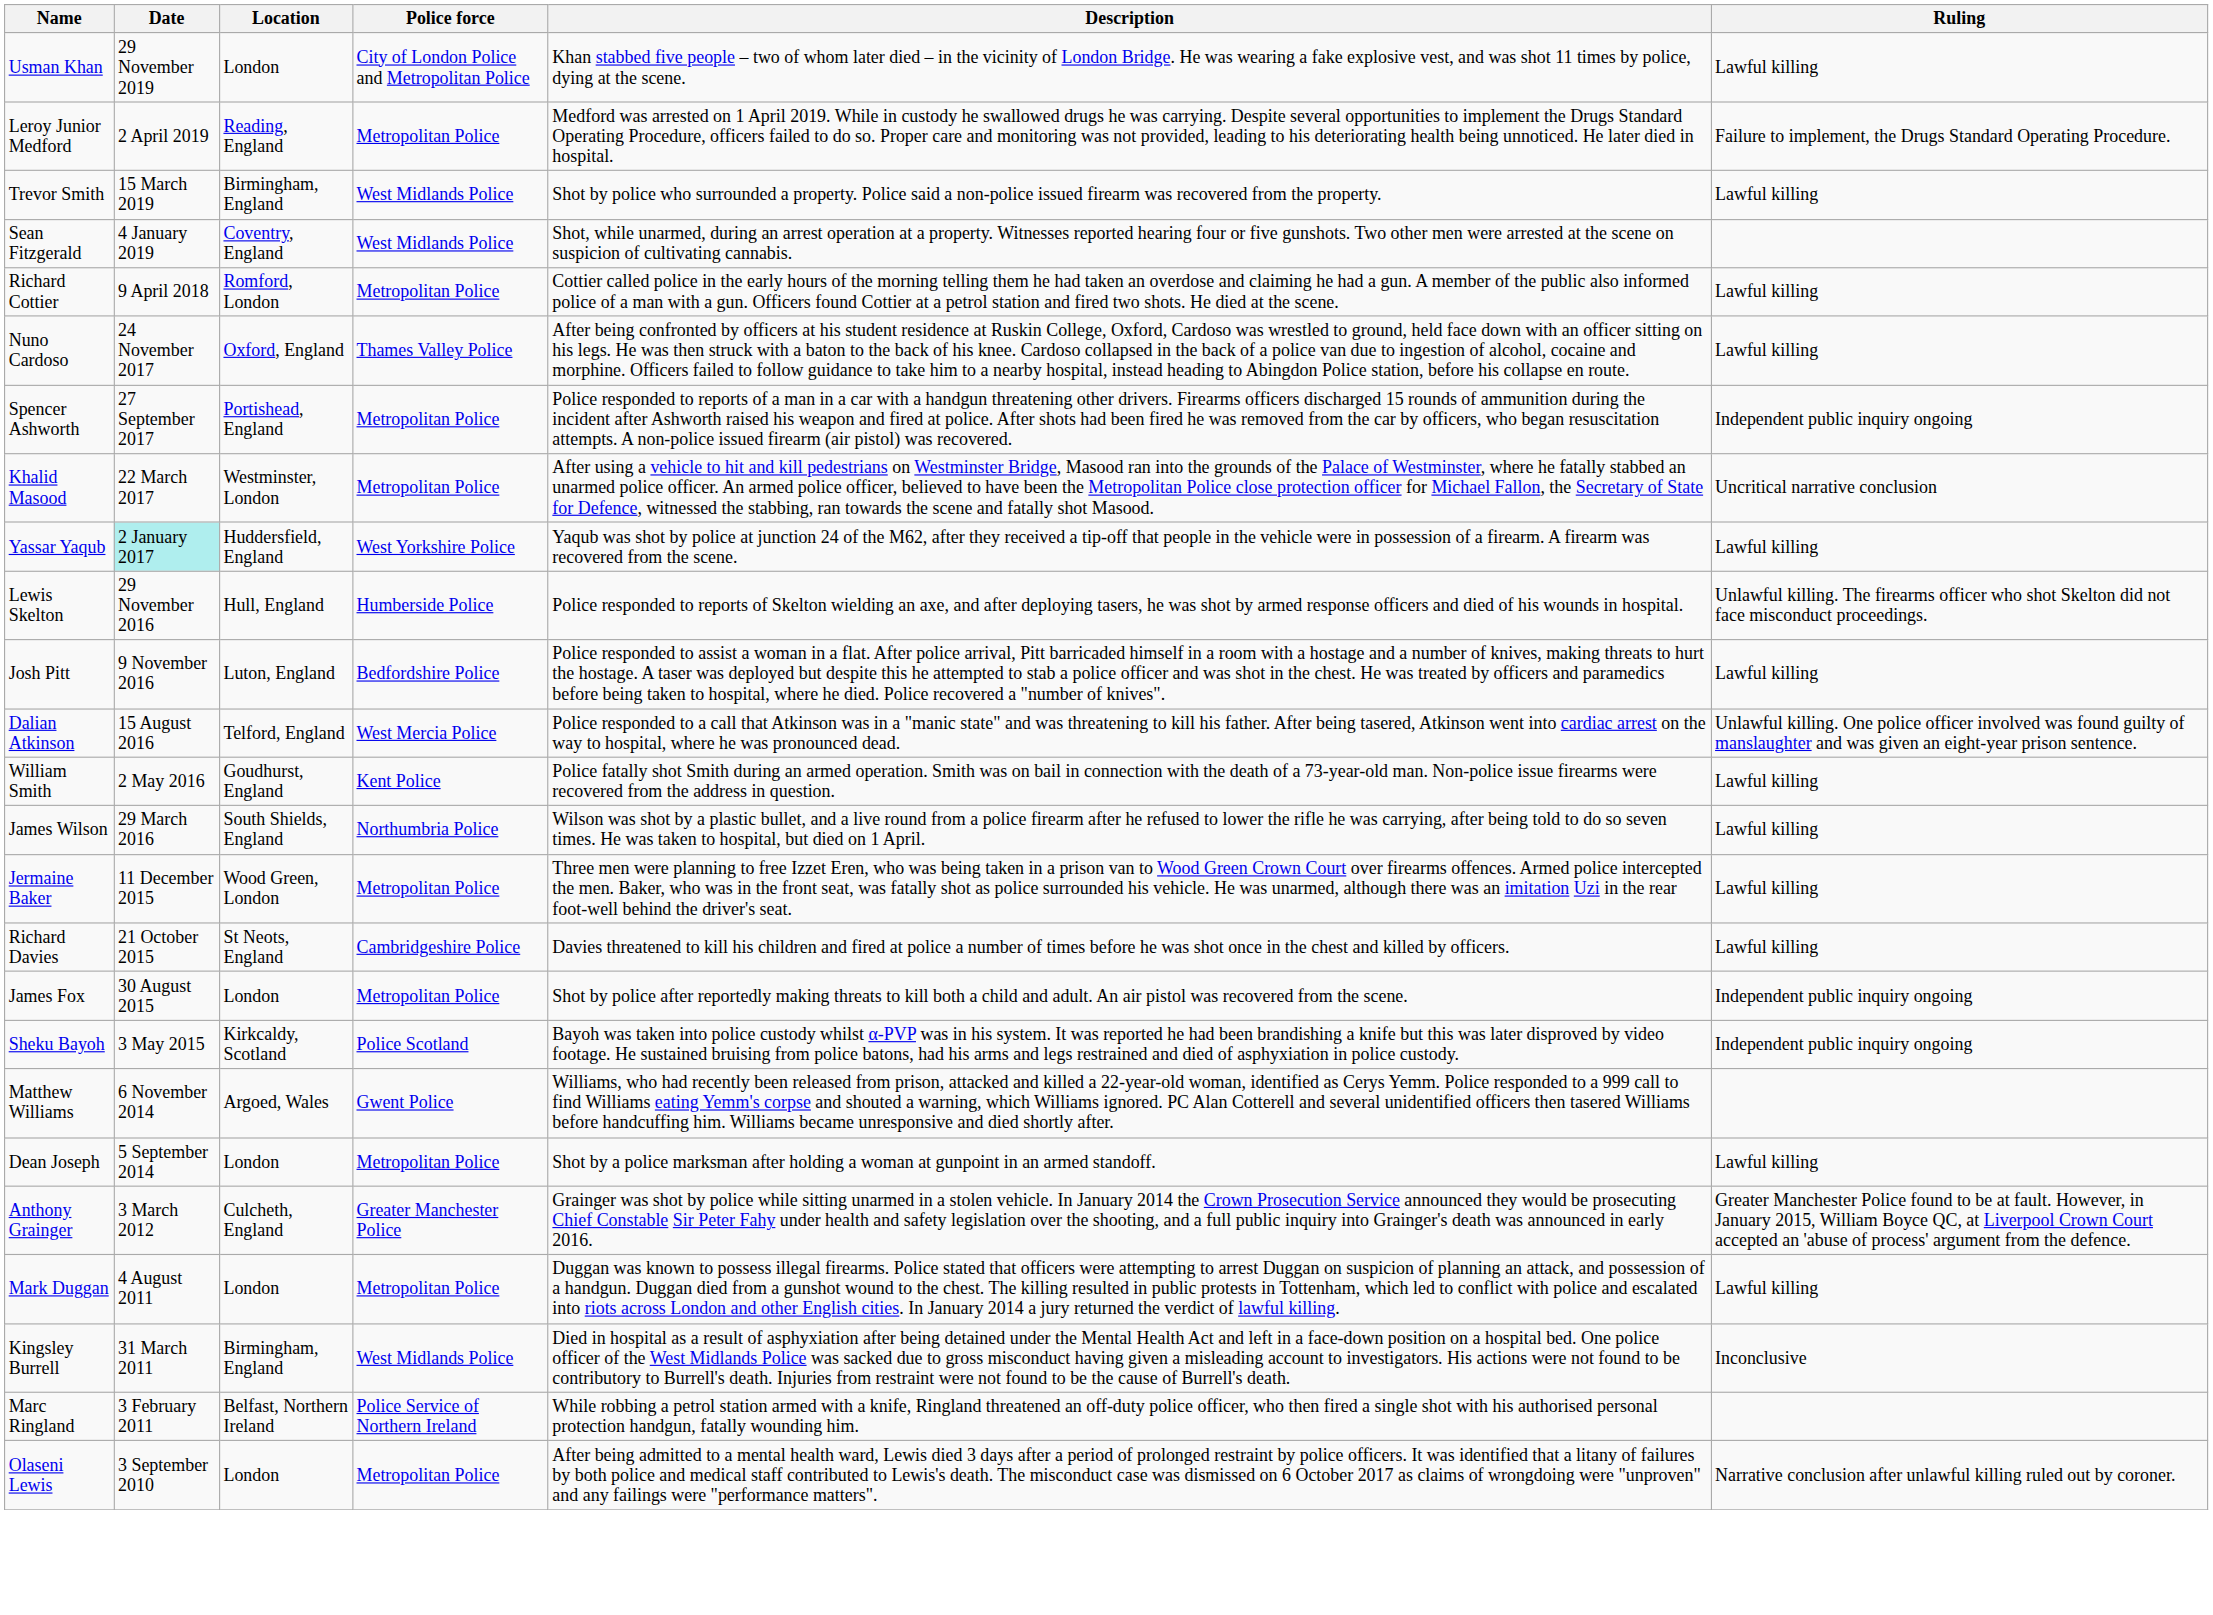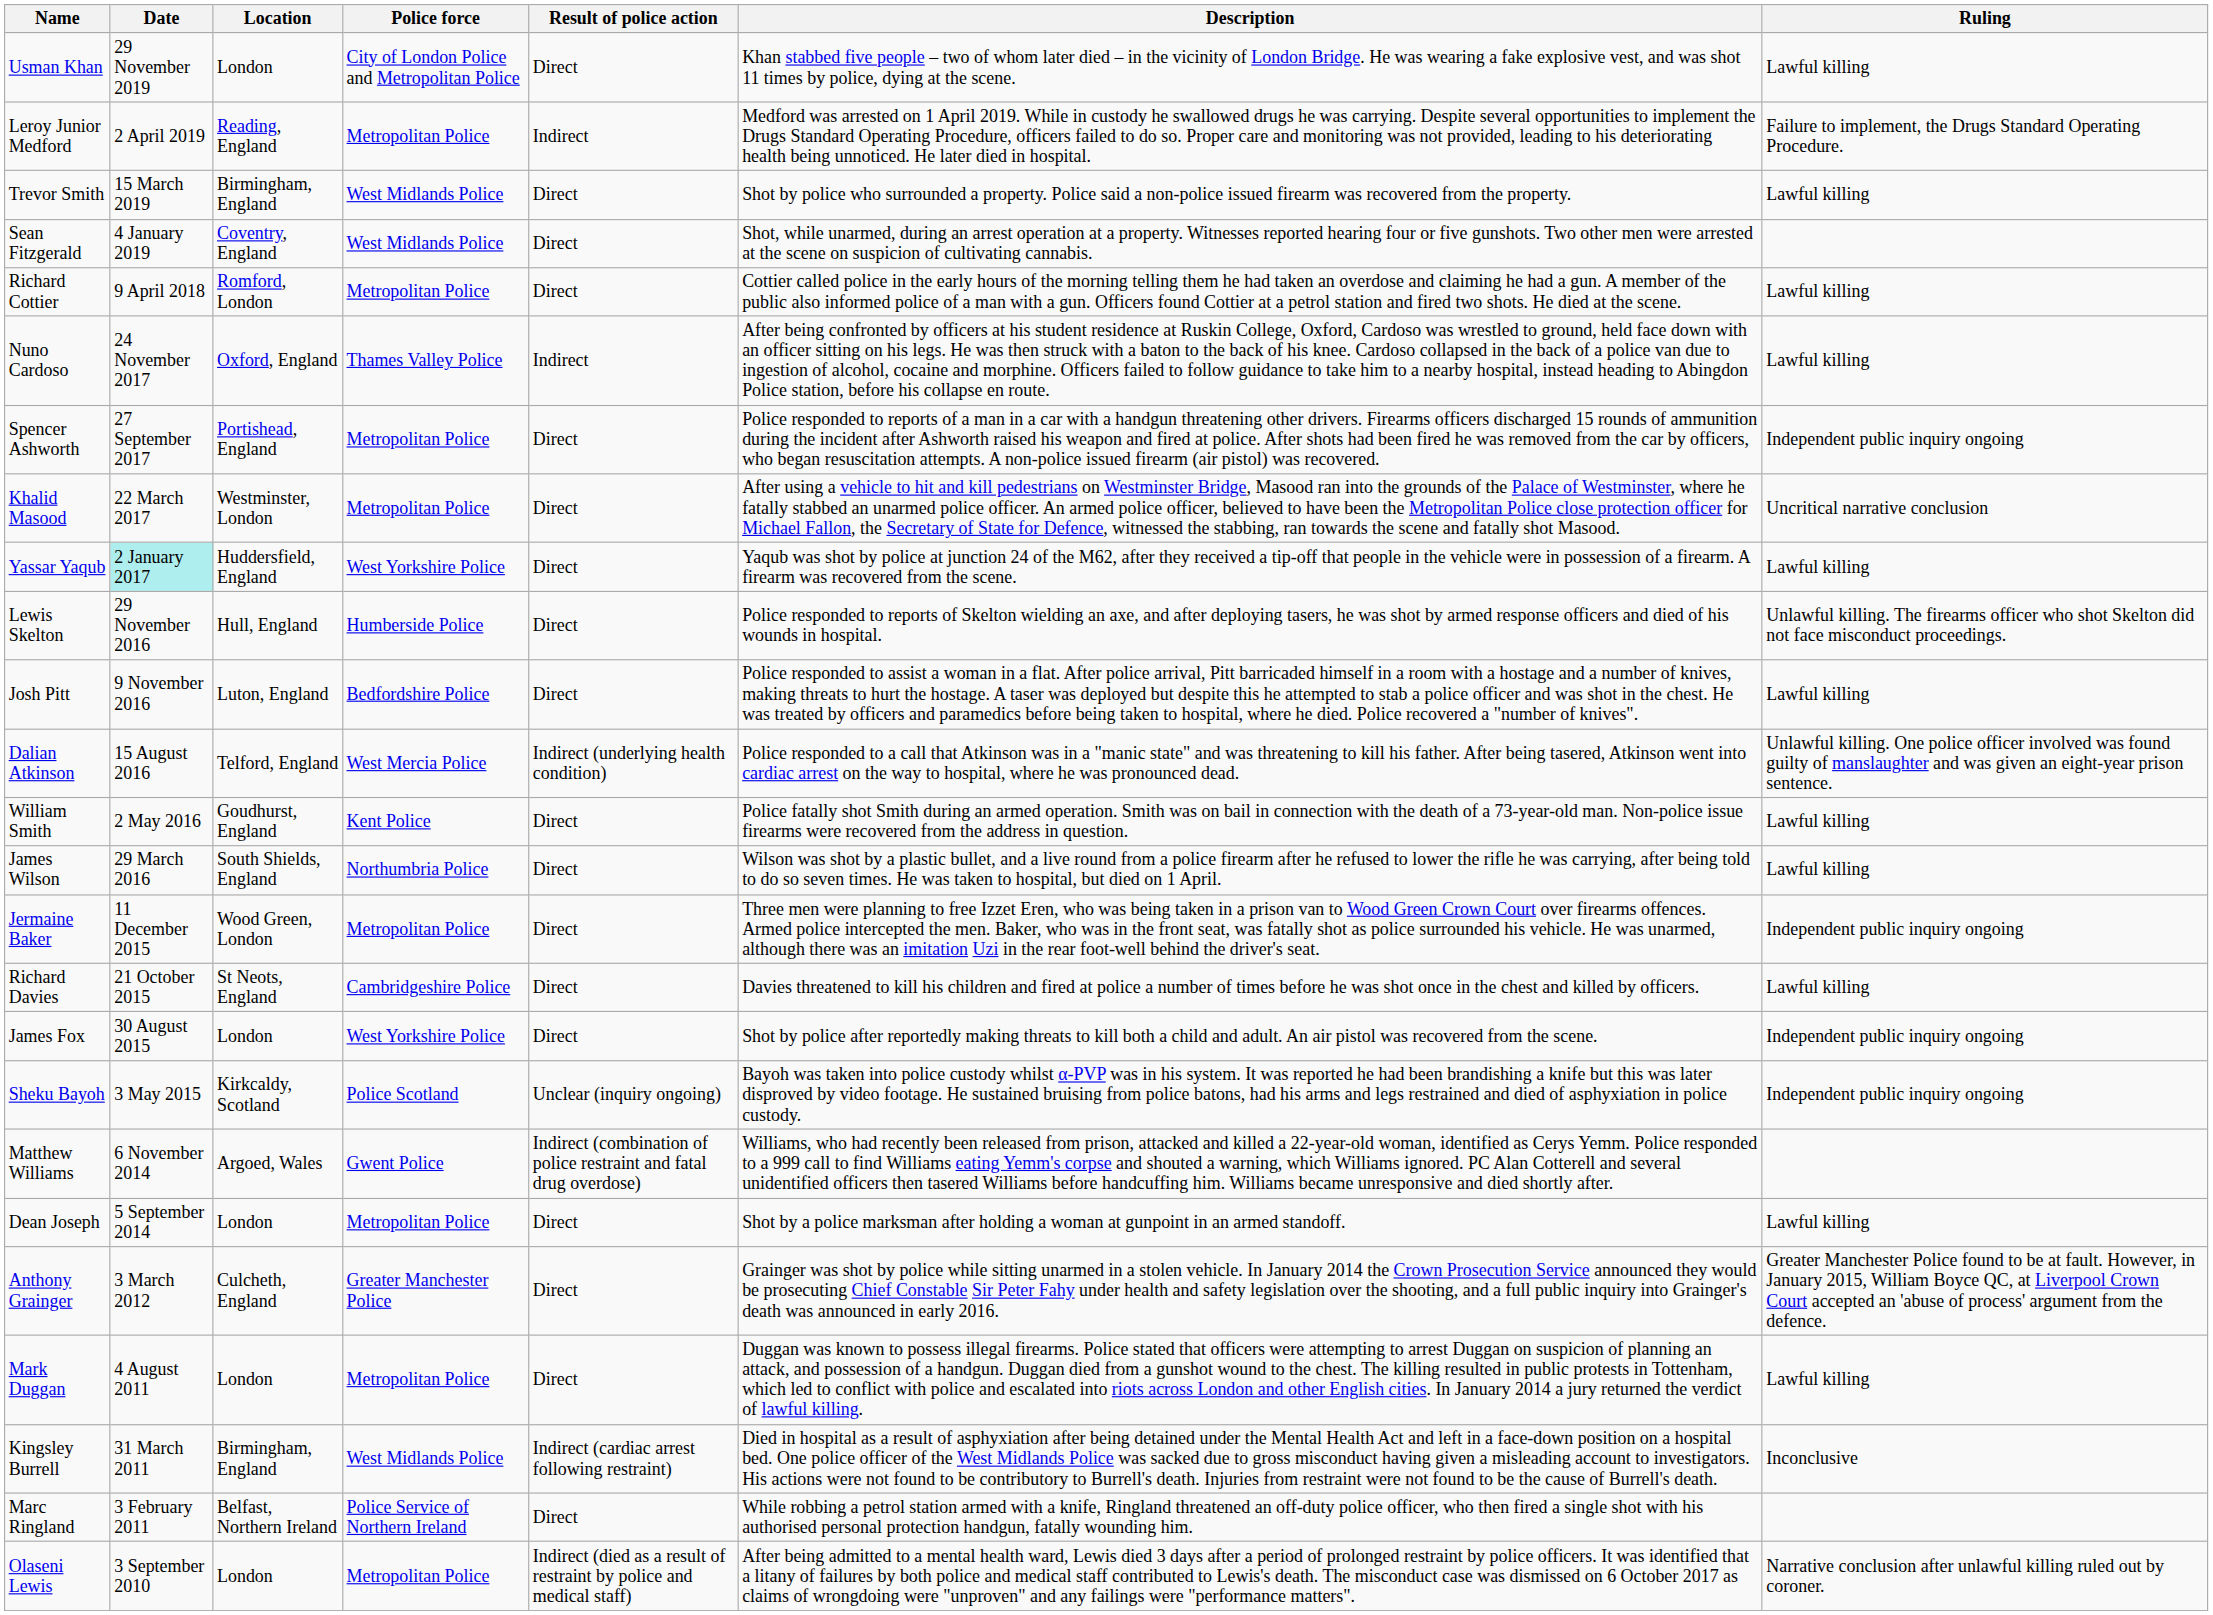+ column: (633, 18)
(1767, 888) Lawful killing -> (1895, 928) Independent public inquiry ongoing
(428, 995) Metropolitan Police -> (426, 1036) West Yorkshire Police
